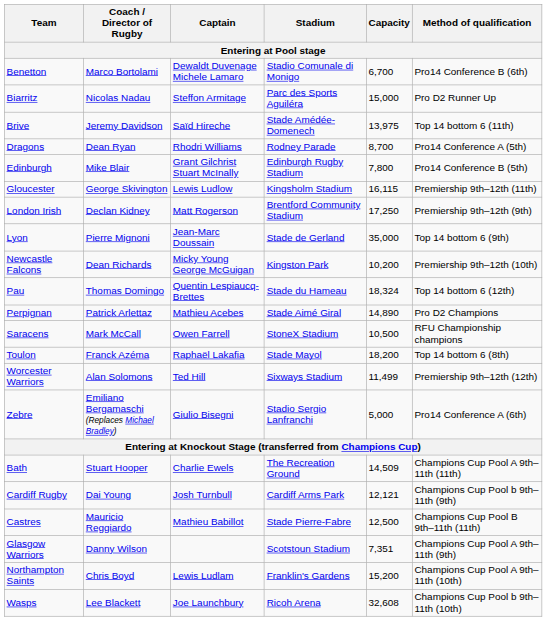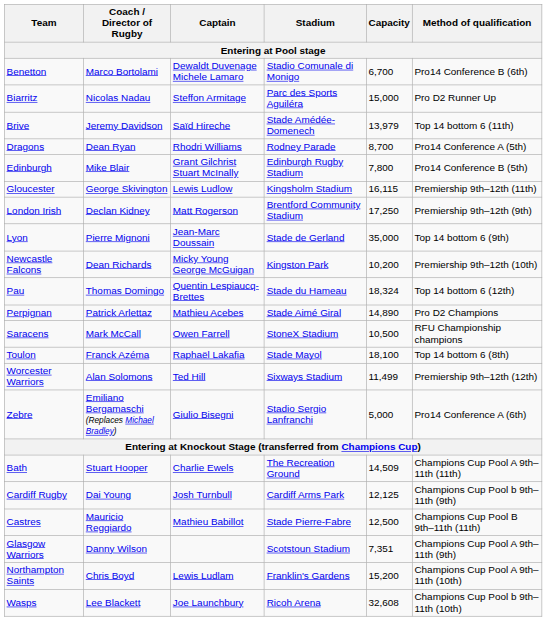(384, 125) 13,975 -> (384, 125) 13,979
(384, 355) 18,200 -> (384, 355) 18,100
(384, 495) 12,121 -> (384, 495) 12,125
